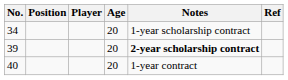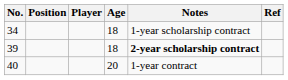(113, 30) 20 -> (113, 30) 18
(113, 48) 20 -> (113, 48) 18
